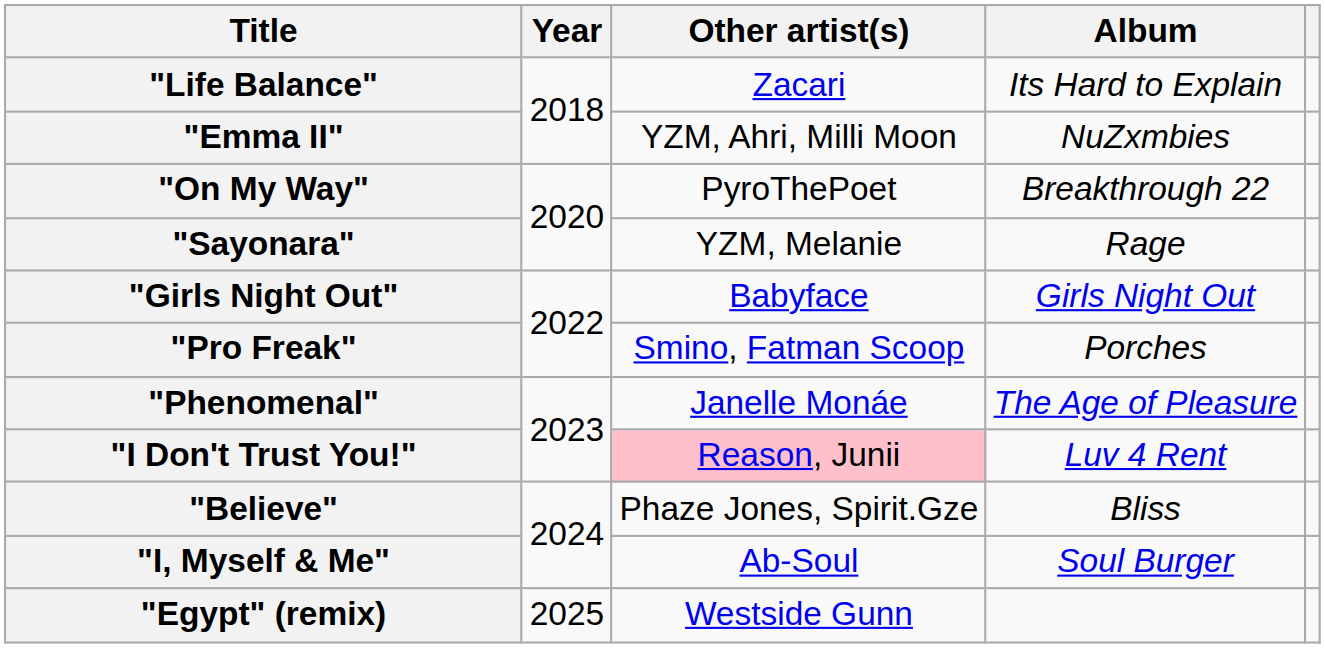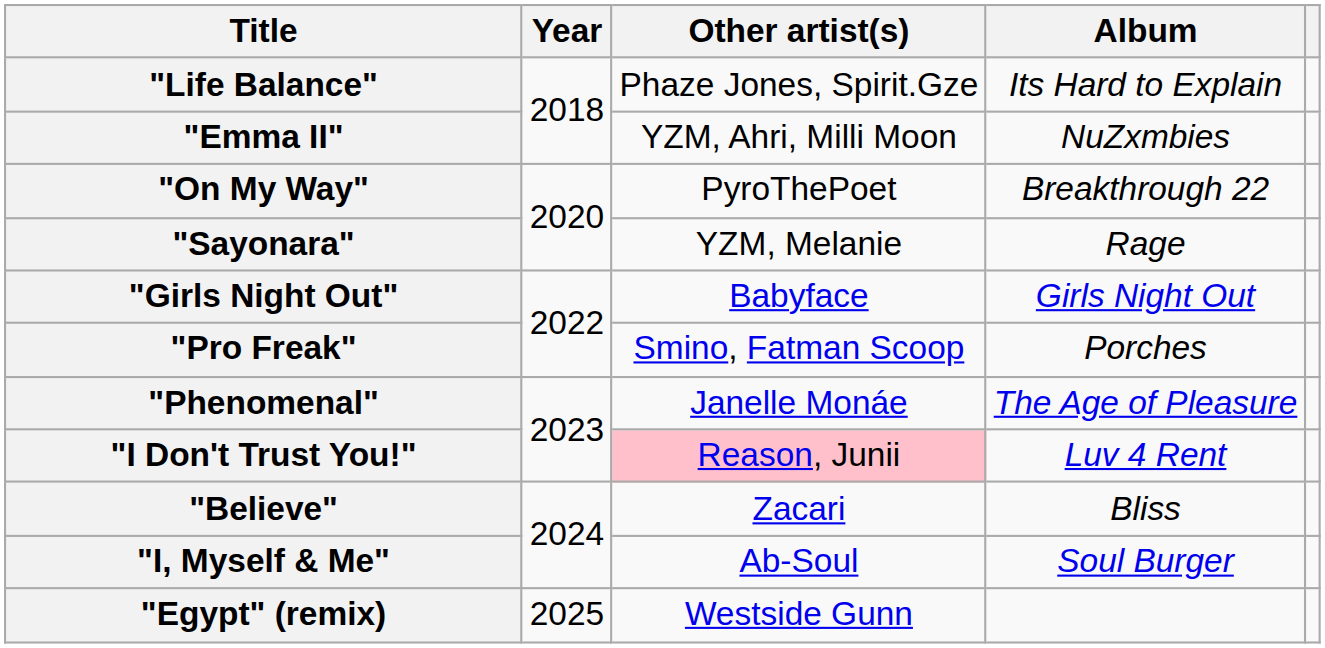(799, 84) Zacari -> (799, 84) Phaze Jones, Spirit.Gze
(799, 508) Phaze Jones, Spirit.Gze -> (799, 508) Zacari
